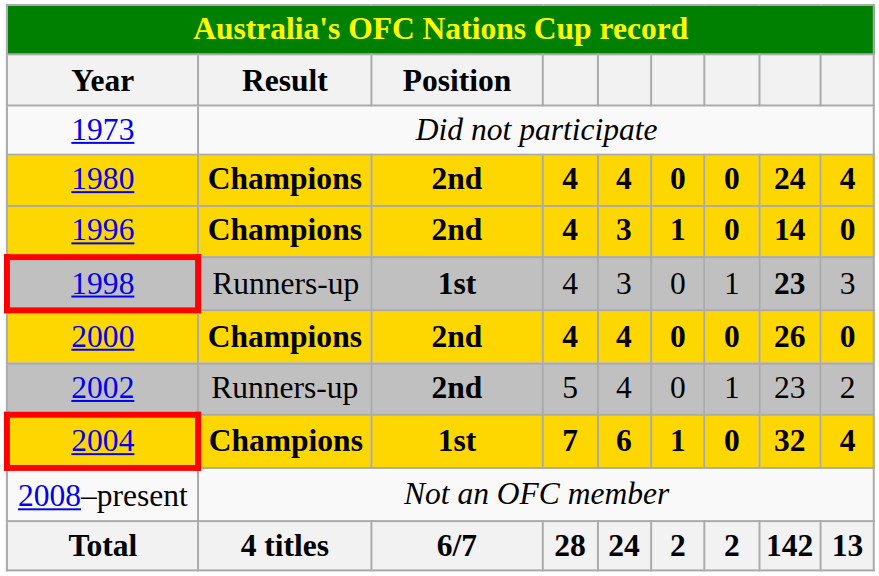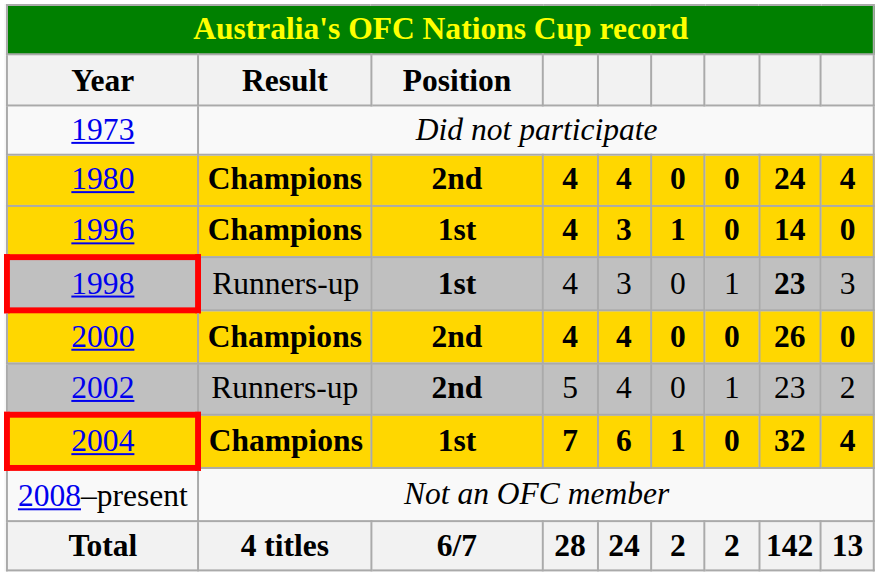(457, 230) 2nd -> (457, 230) 1st
